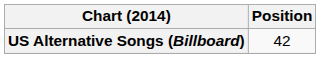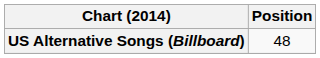(282, 41) 42 -> (282, 41) 48
